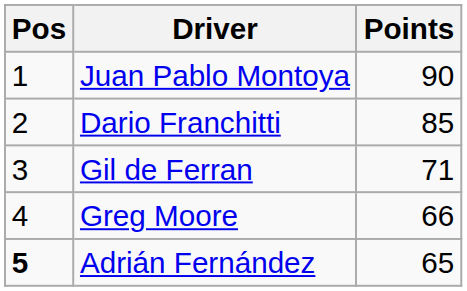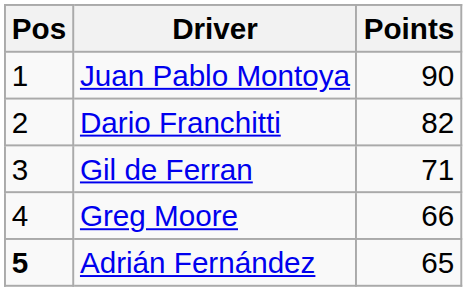(438, 122) 85 -> (438, 122) 82
